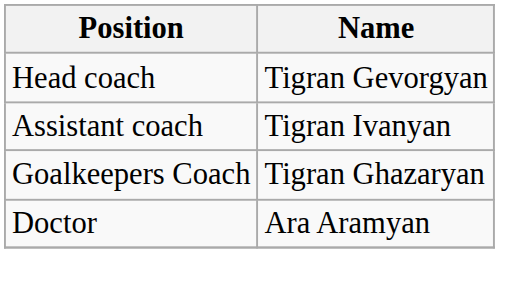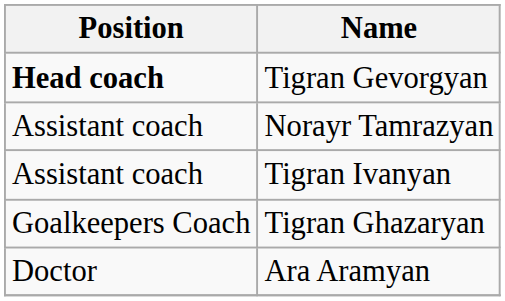(84, 77) normal -> (88, 77) bold
+ row: (379, 125)
